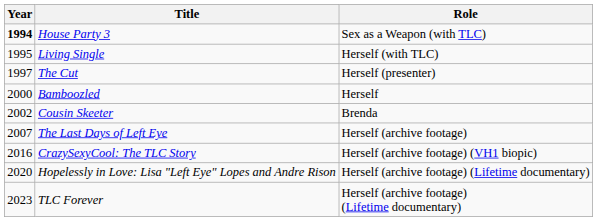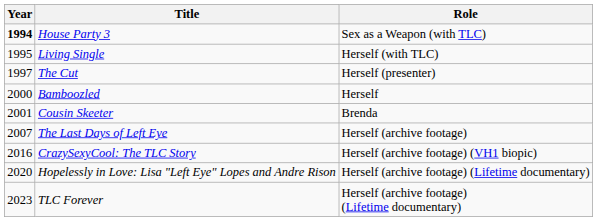(20, 113) 2002 -> (20, 113) 2001
